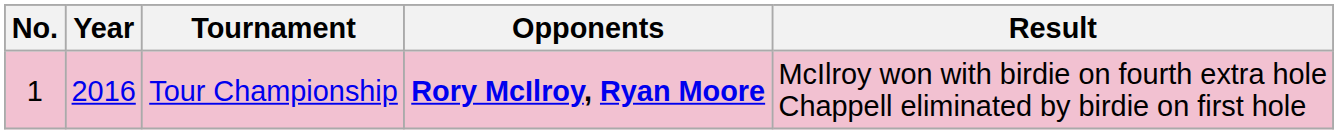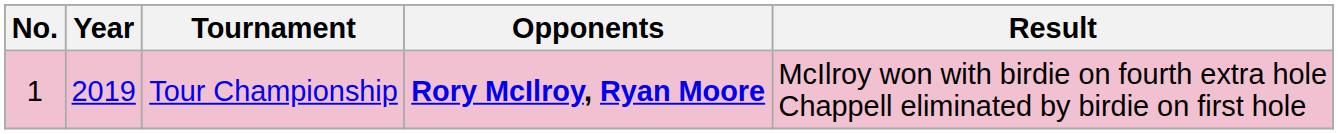(104, 90) 2016 -> (104, 90) 2019
